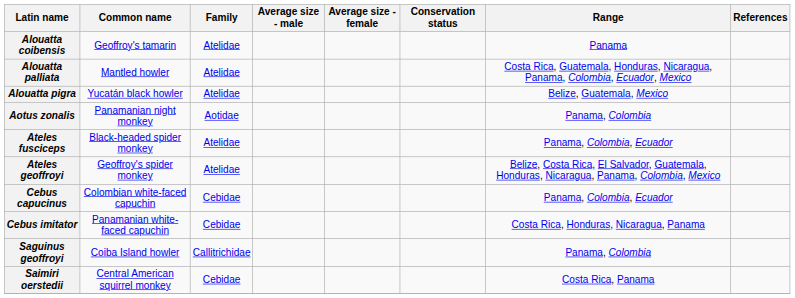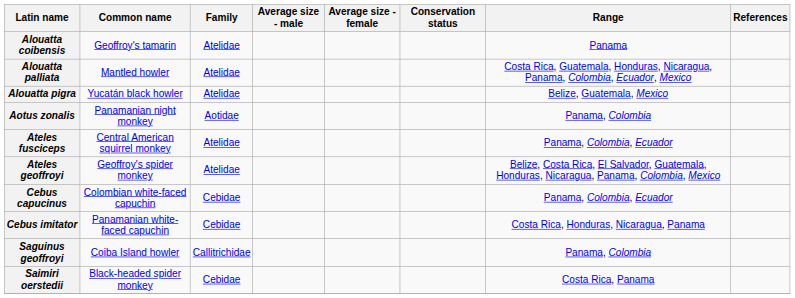(135, 143) Black-headed spider monkey -> (135, 143) Central American squirrel monkey
(135, 280) Central American squirrel monkey -> (135, 280) Black-headed spider monkey
